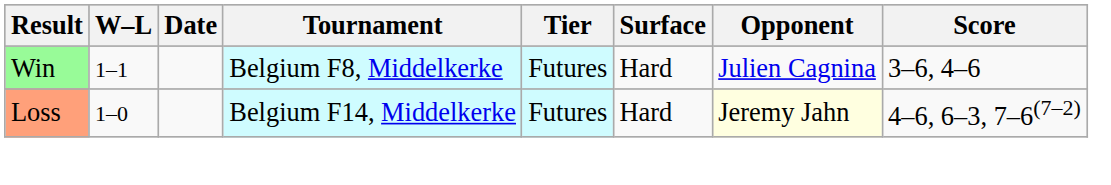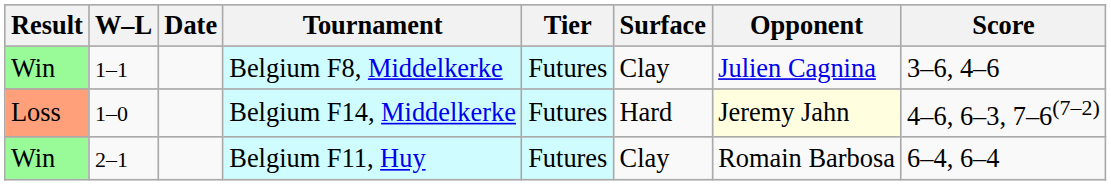(646, 67) Hard -> (644, 67) Clay
+ row: (327, 158)
